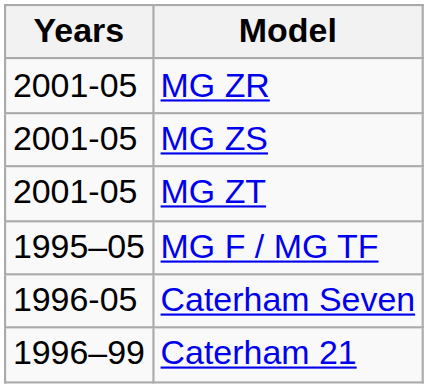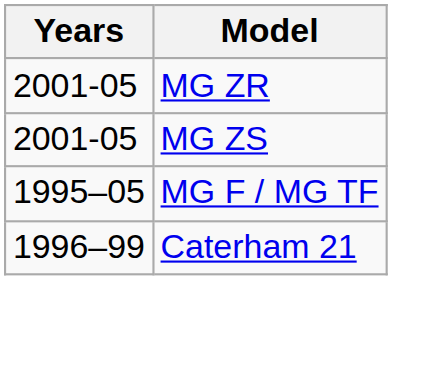- row: (213, 192)
- row: (288, 300)
